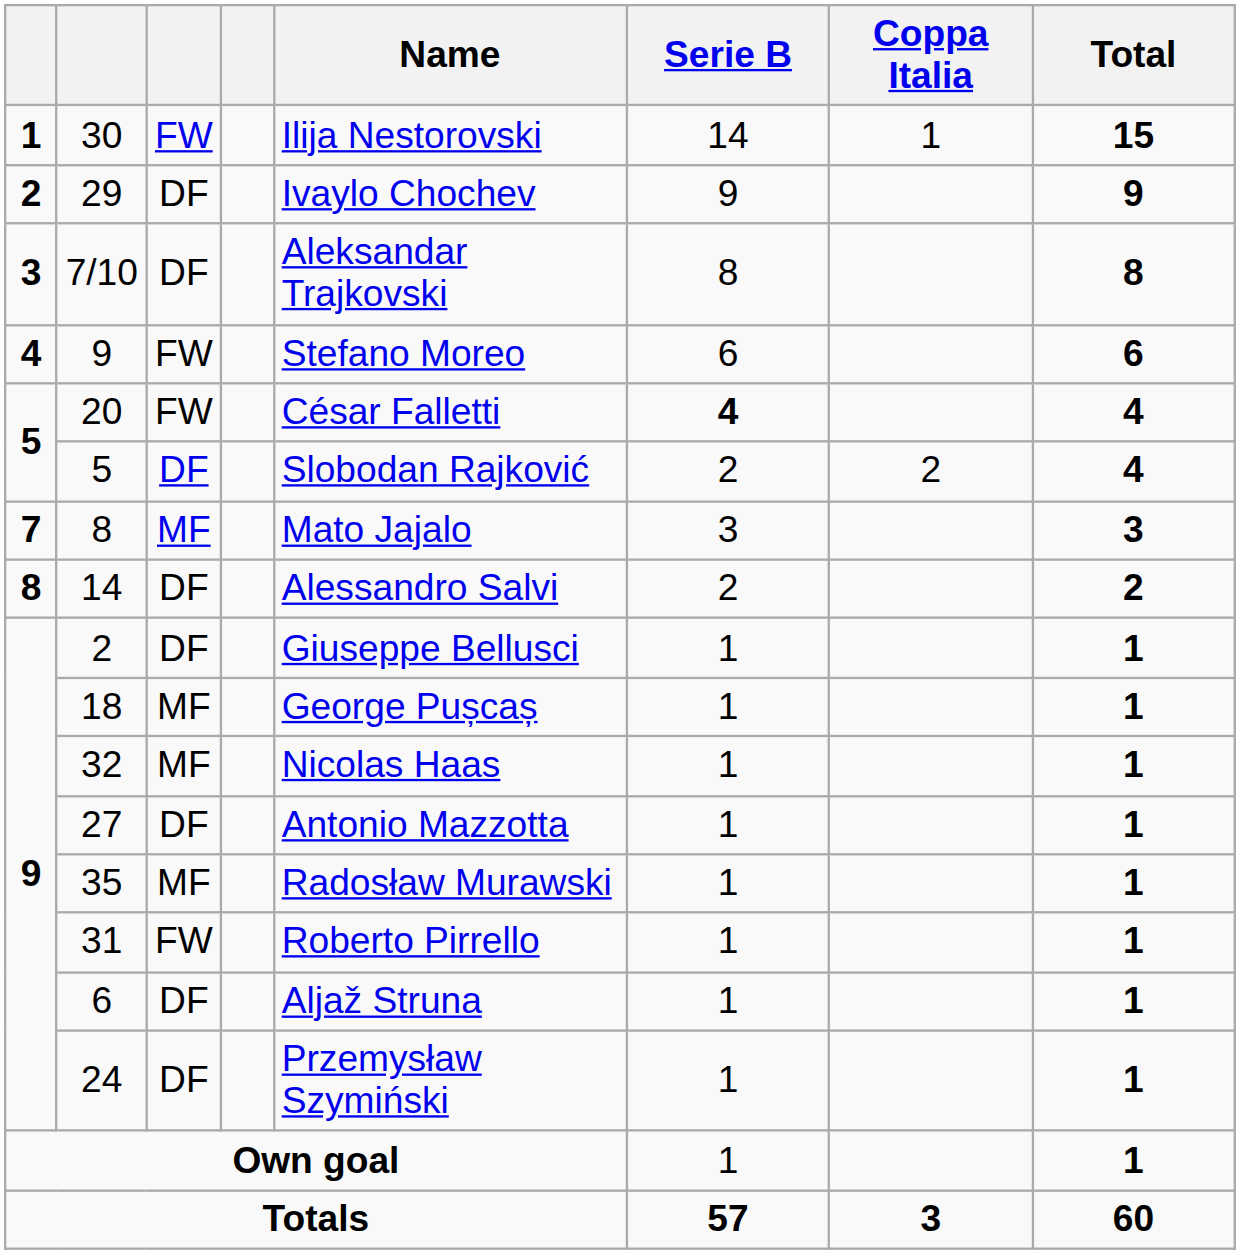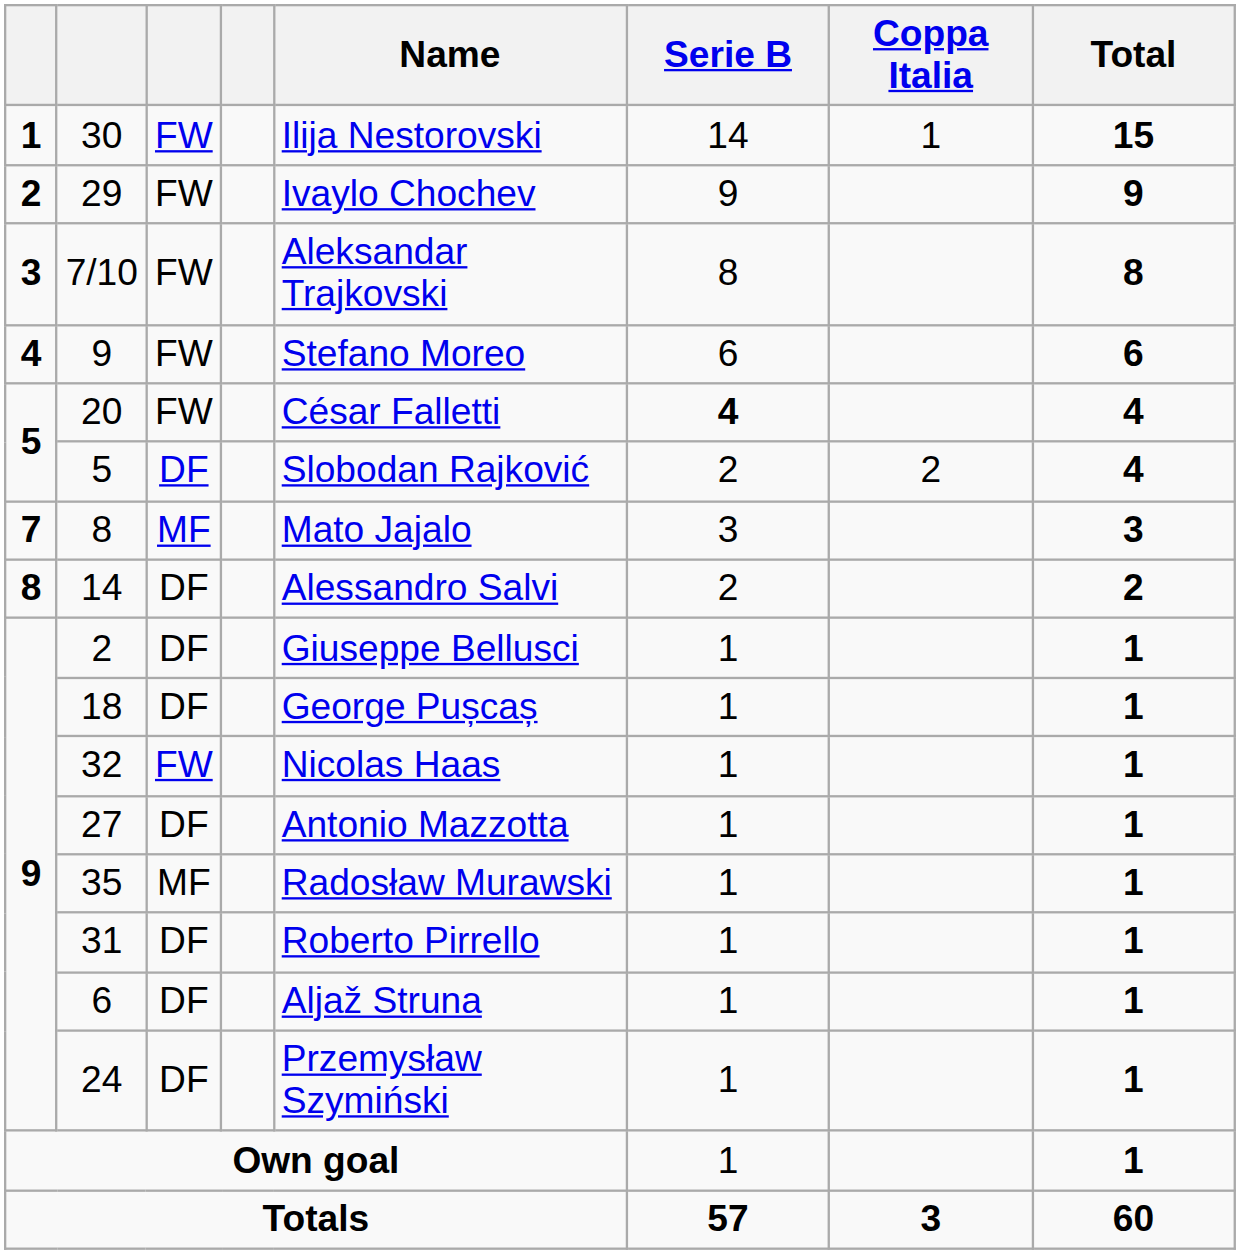(184, 193) DF -> (184, 193) FW
(184, 273) DF -> (184, 273) FW
(184, 706) MF -> (184, 706) DF
(184, 765) MF -> (184, 765) FW
(184, 941) FW -> (184, 941) DF
